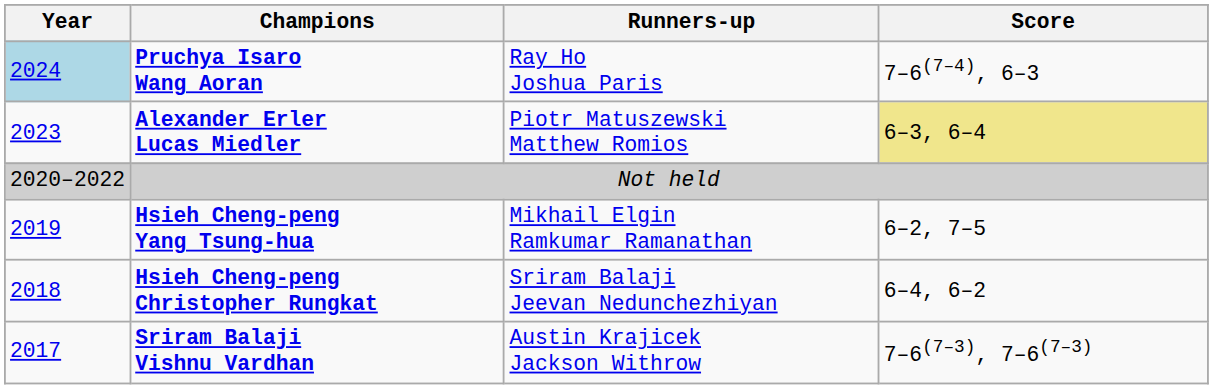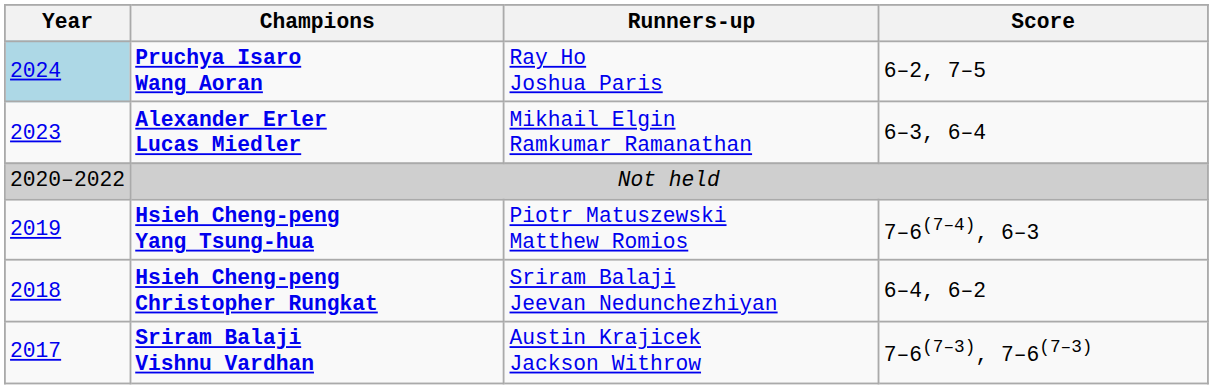(962, 71) 7–6(7–4), 6–3 -> (935, 71) 6–2, 7–5
(618, 132) Piotr Matuszewski Matthew Romios -> (631, 132) Mikhail Elgin Ramkumar Ramanathan
(935, 132) khaki background -> (935, 132) no background
(631, 229) Mikhail Elgin Ramkumar Ramanathan -> (618, 229) Piotr Matuszewski Matthew Romios
(935, 229) 6–2, 7–5 -> (962, 229) 7–6(7–4), 6–3
